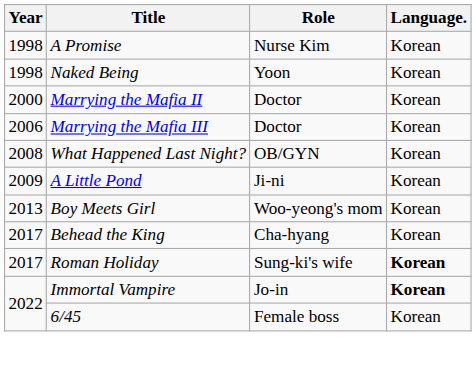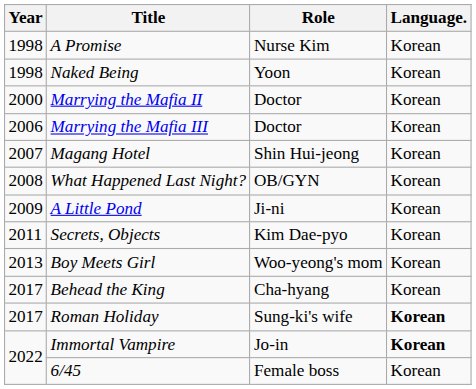+ row: (100, 153)
+ row: (105, 235)
